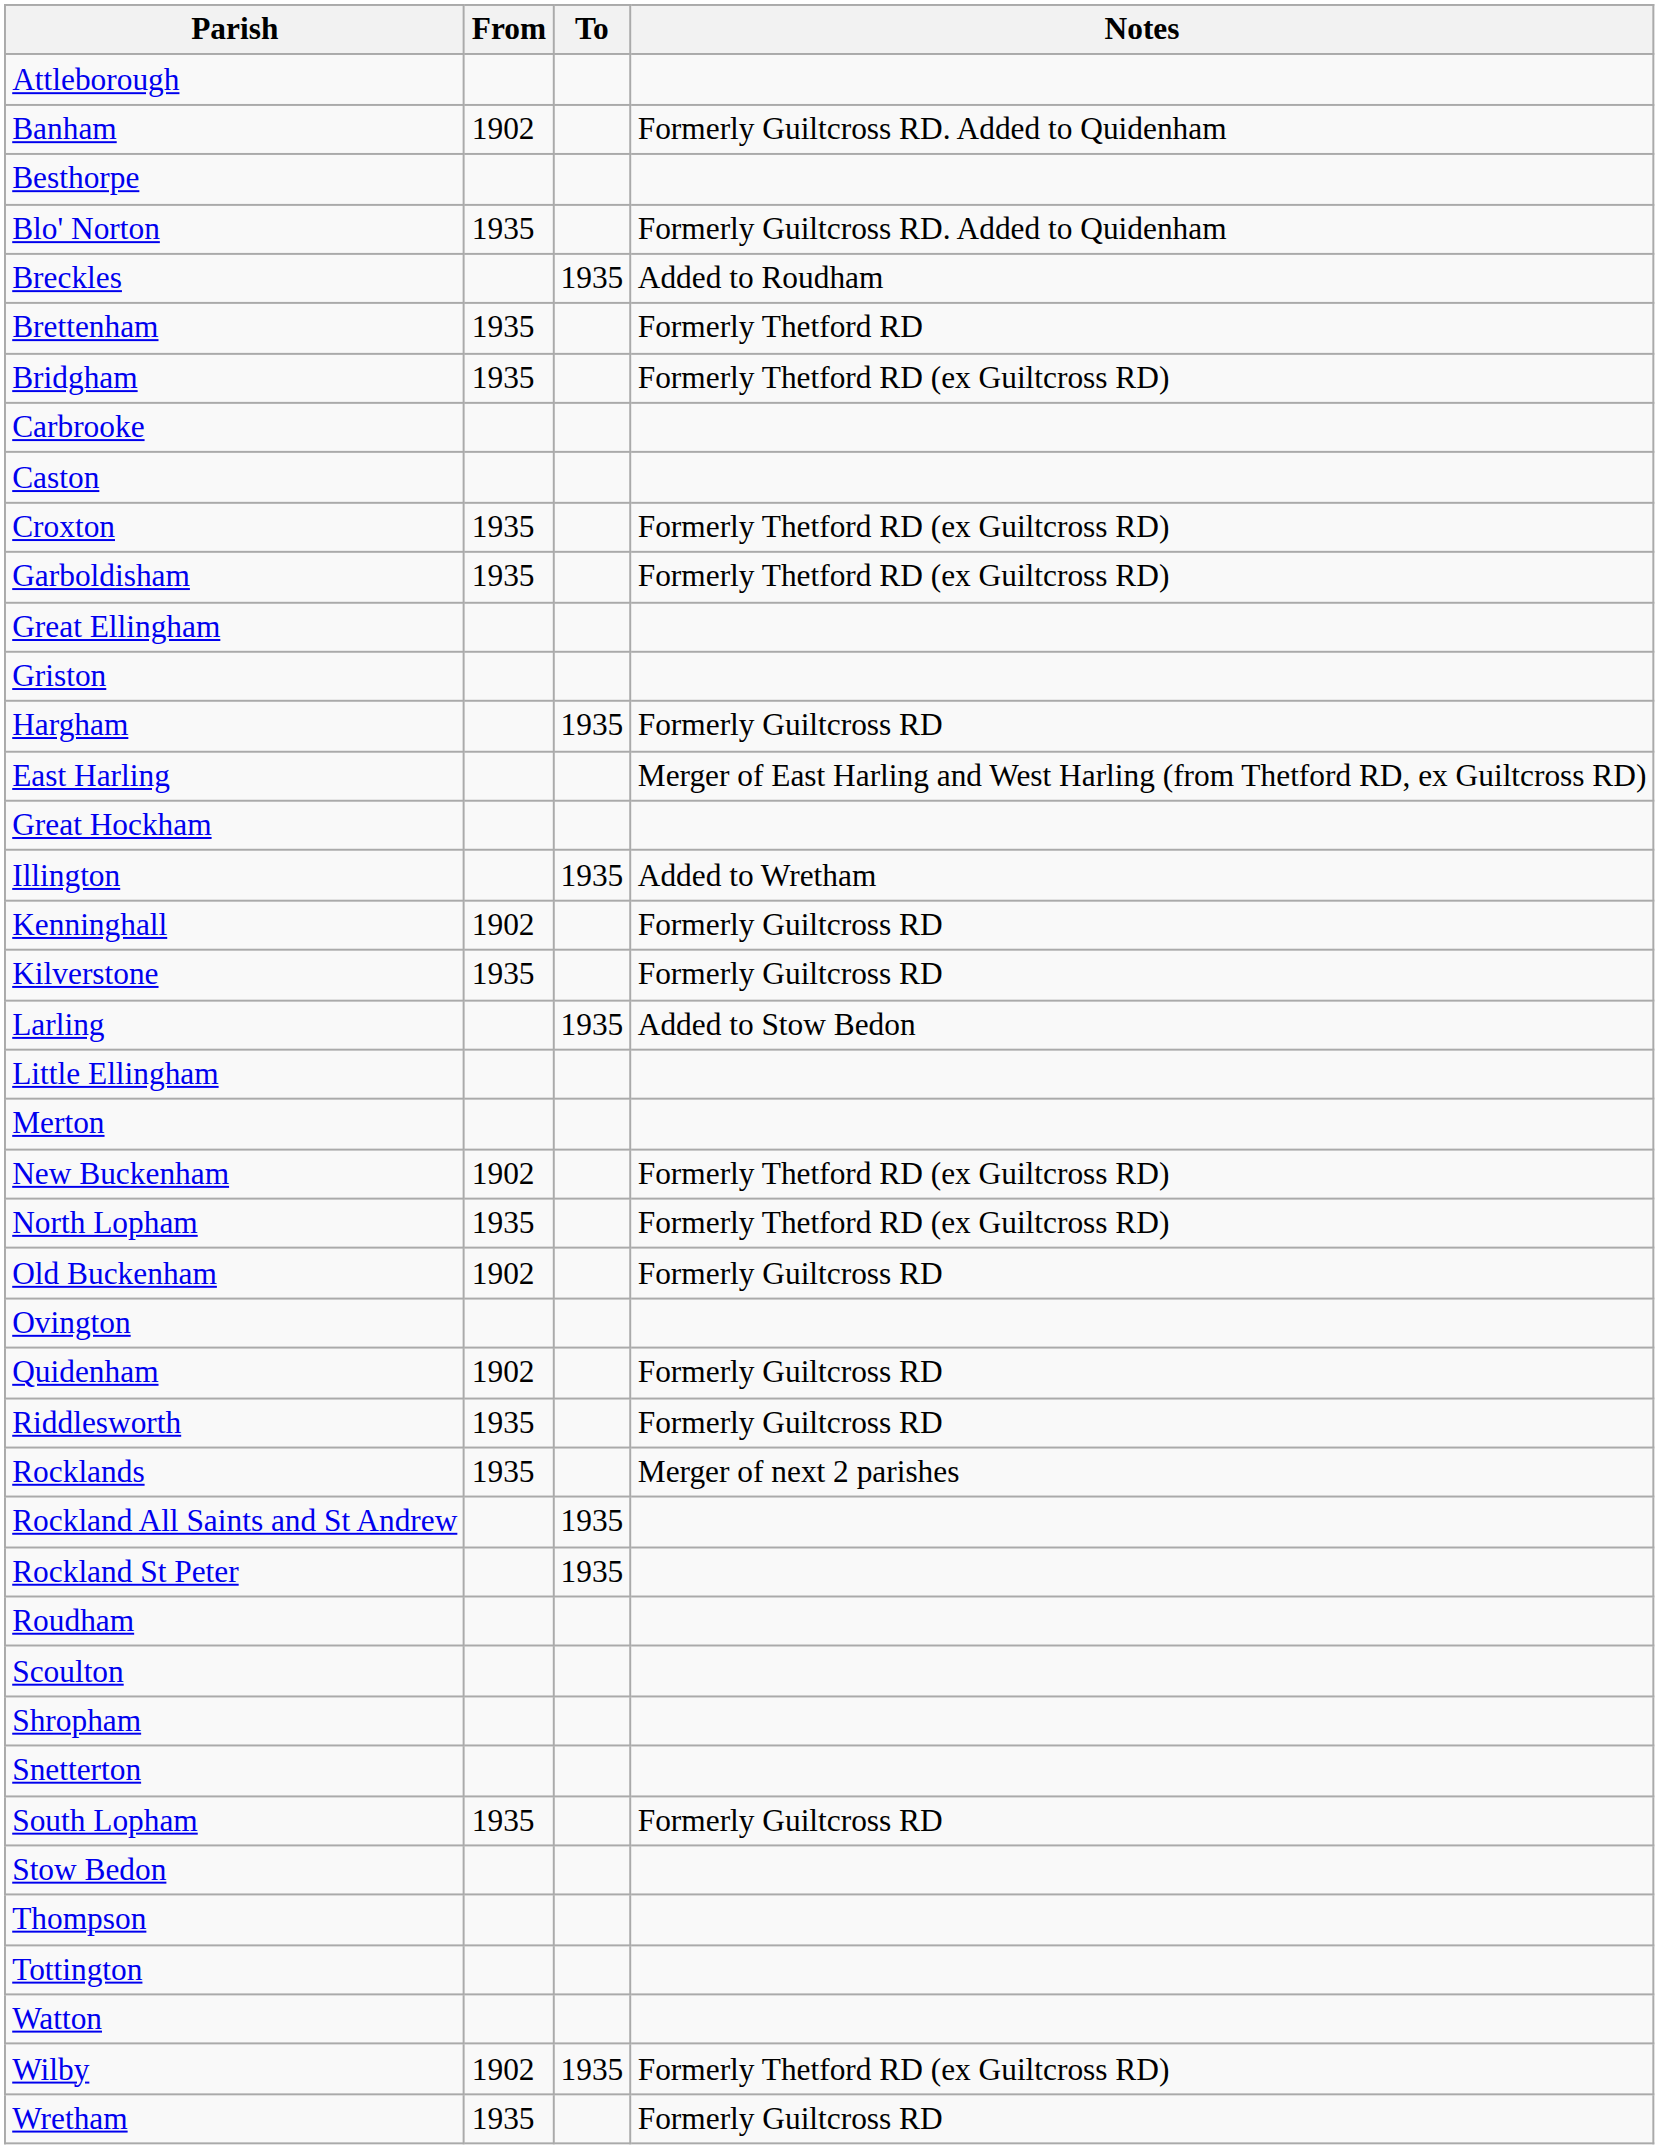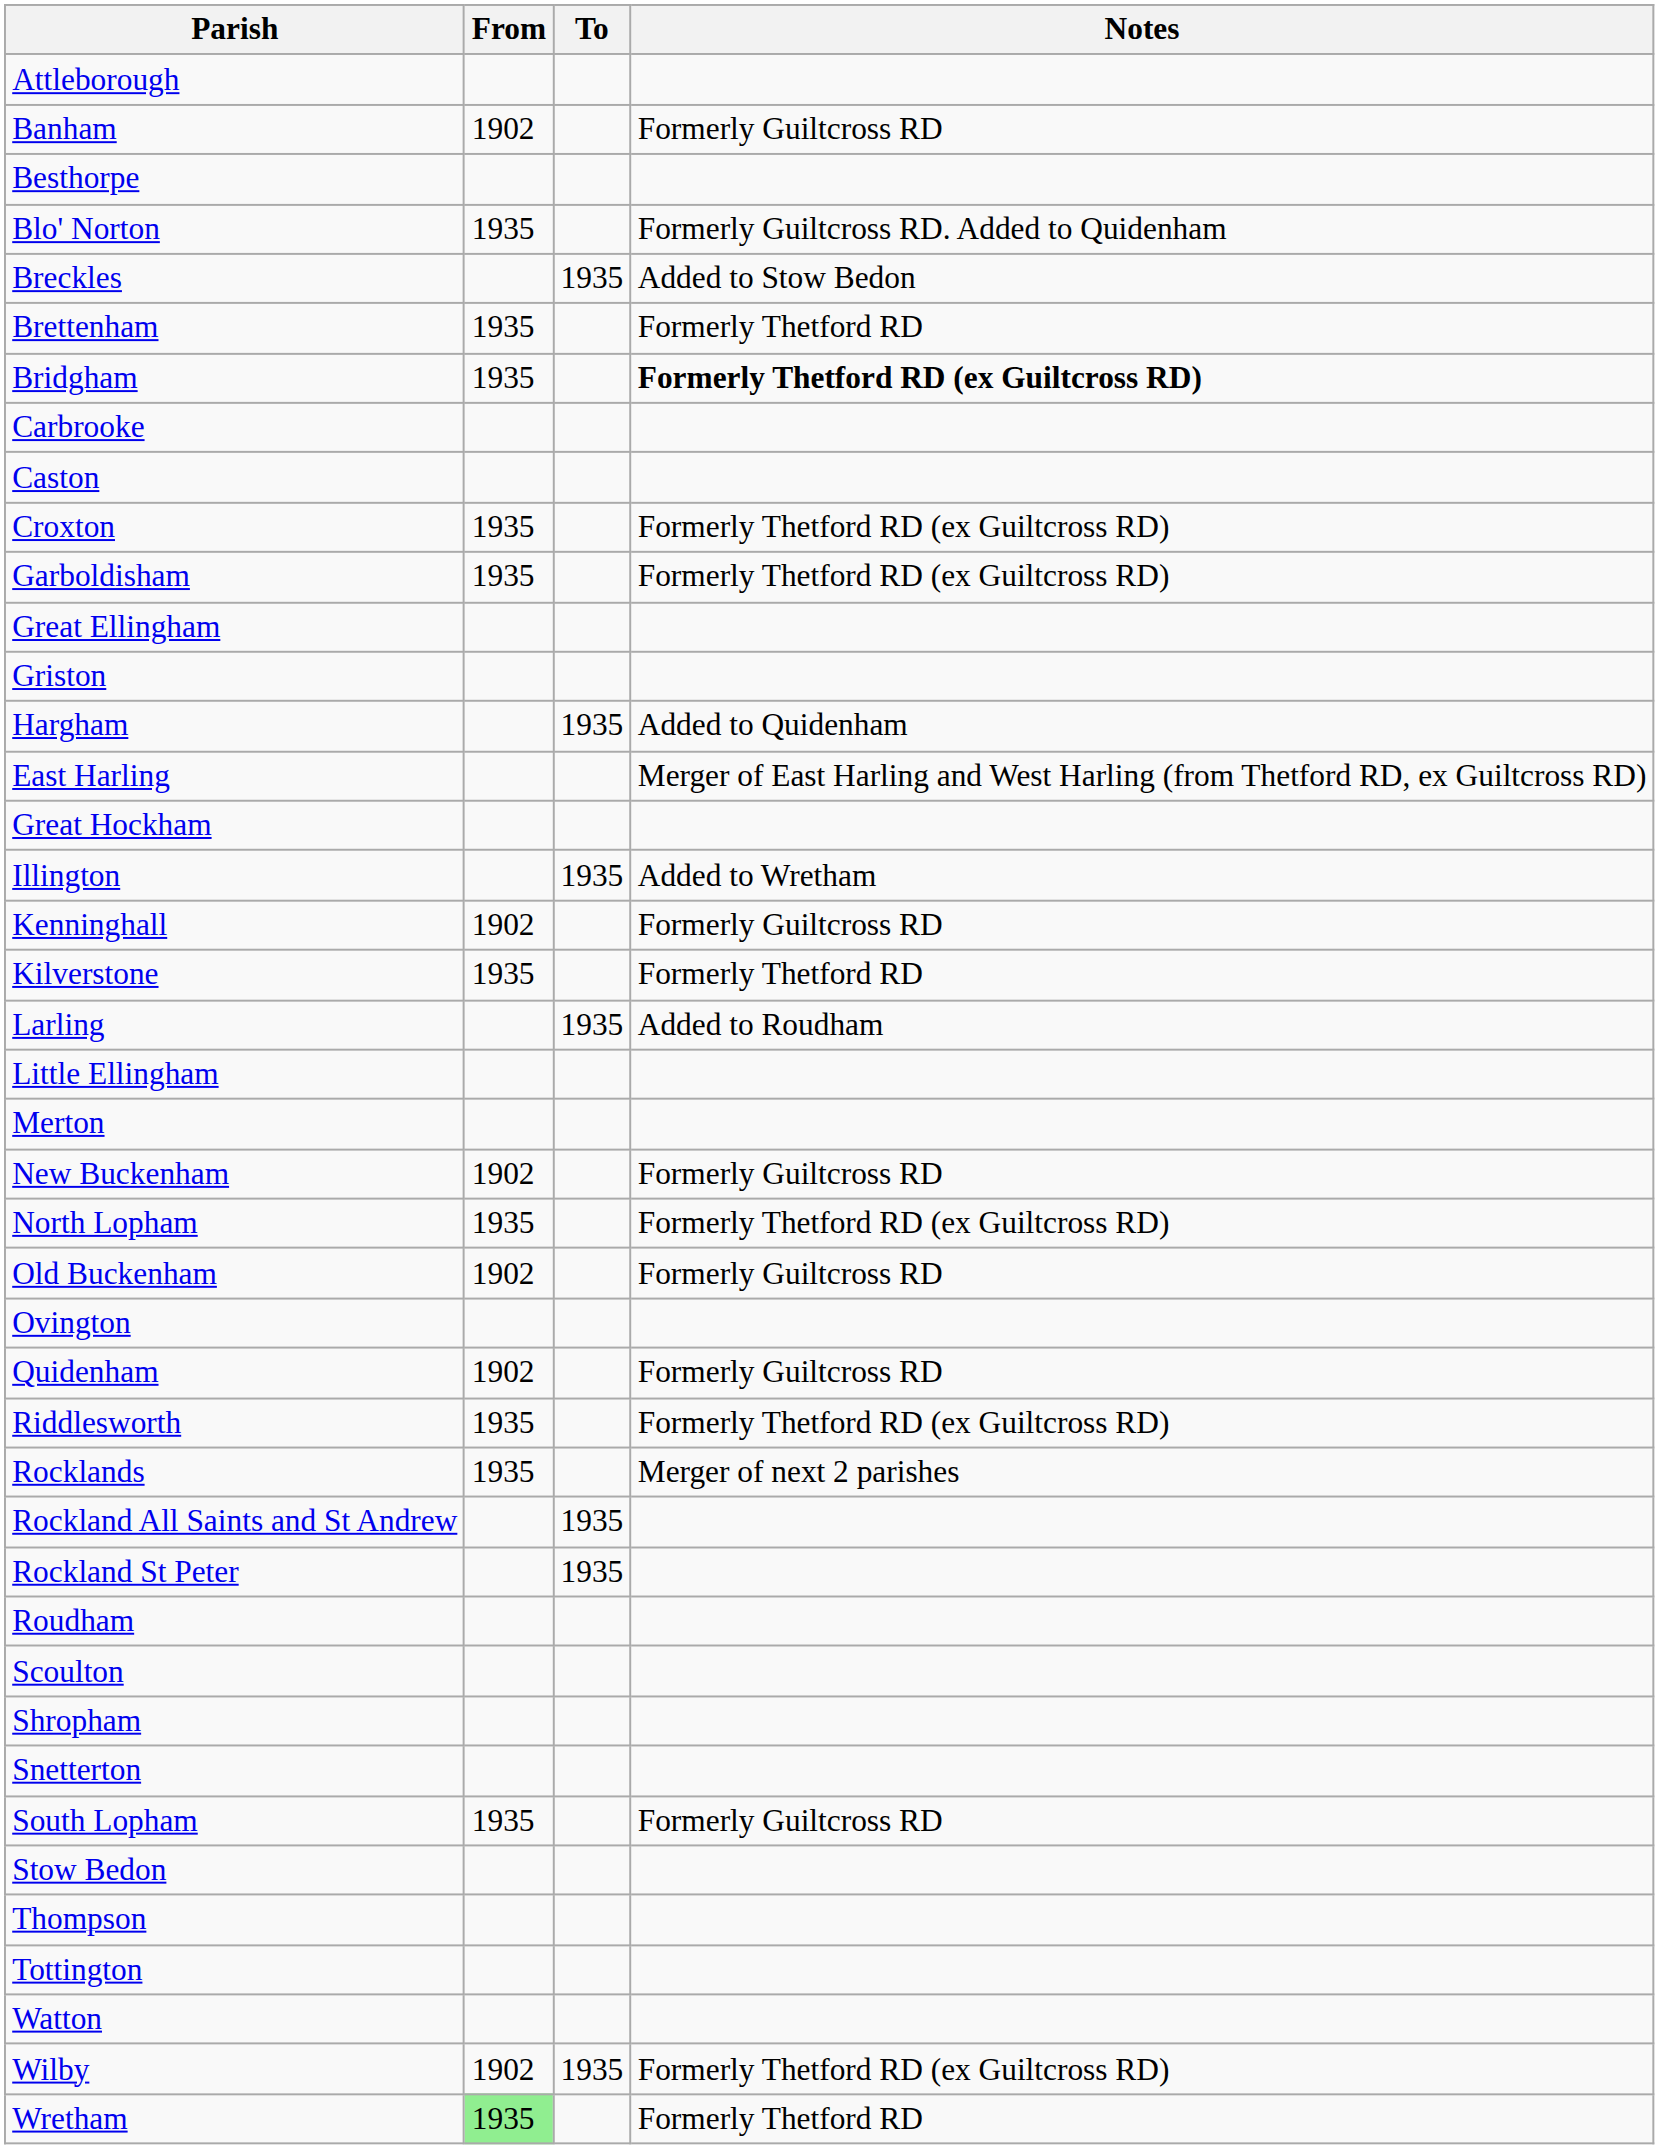(932, 128) Formerly Guiltcross RD. Added to Quidenham -> (790, 128) Formerly Guiltcross RD
(761, 278) Added to Roudham -> (777, 278) Added to Stow Bedon
(904, 377) normal -> (920, 377) bold
(790, 725) Formerly Guiltcross RD -> (773, 725) Added to Quidenham
(790, 974) Formerly Guiltcross RD -> (780, 974) Formerly Thetford RD
(777, 1024) Added to Stow Bedon -> (761, 1024) Added to Roudham
(904, 1173) Formerly Thetford RD (ex Guiltcross RD) -> (790, 1173) Formerly Guiltcross RD
(790, 1421) Formerly Guiltcross RD -> (904, 1421) Formerly Thetford RD (ex Guiltcross RD)
(503, 2118) no background -> (503, 2118) lightgreen background
(790, 2118) Formerly Guiltcross RD -> (780, 2118) Formerly Thetford RD
